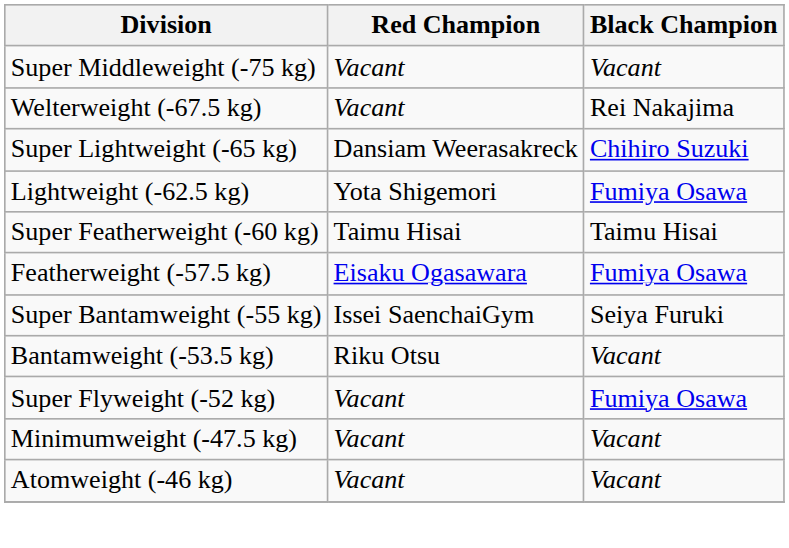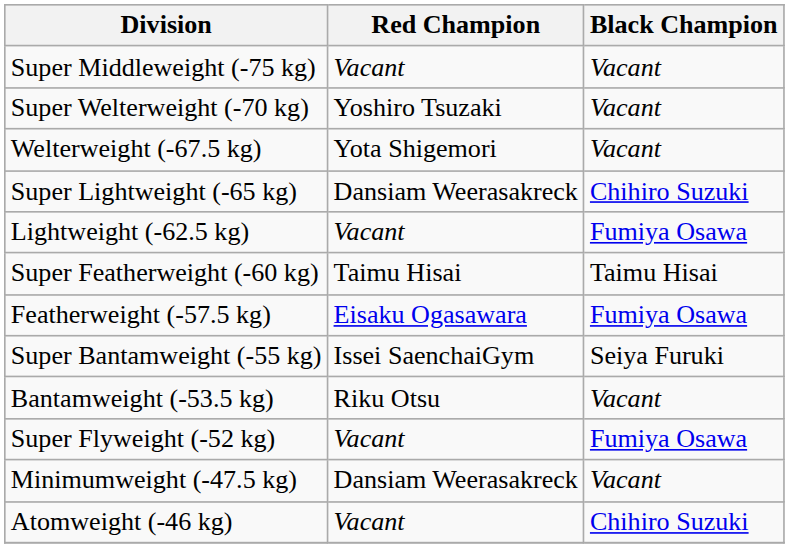+ row: (160, 107)
(369, 107) Vacant -> (415, 149) Yota Shigemori
(662, 107) Rei Nakajima -> (625, 149) Vacant
(415, 190) Yota Shigemori -> (369, 231) Vacant
(369, 438) Vacant -> (456, 480) Dansiam Weerasakreck
(625, 480) Vacant -> (669, 521) Chihiro Suzuki
